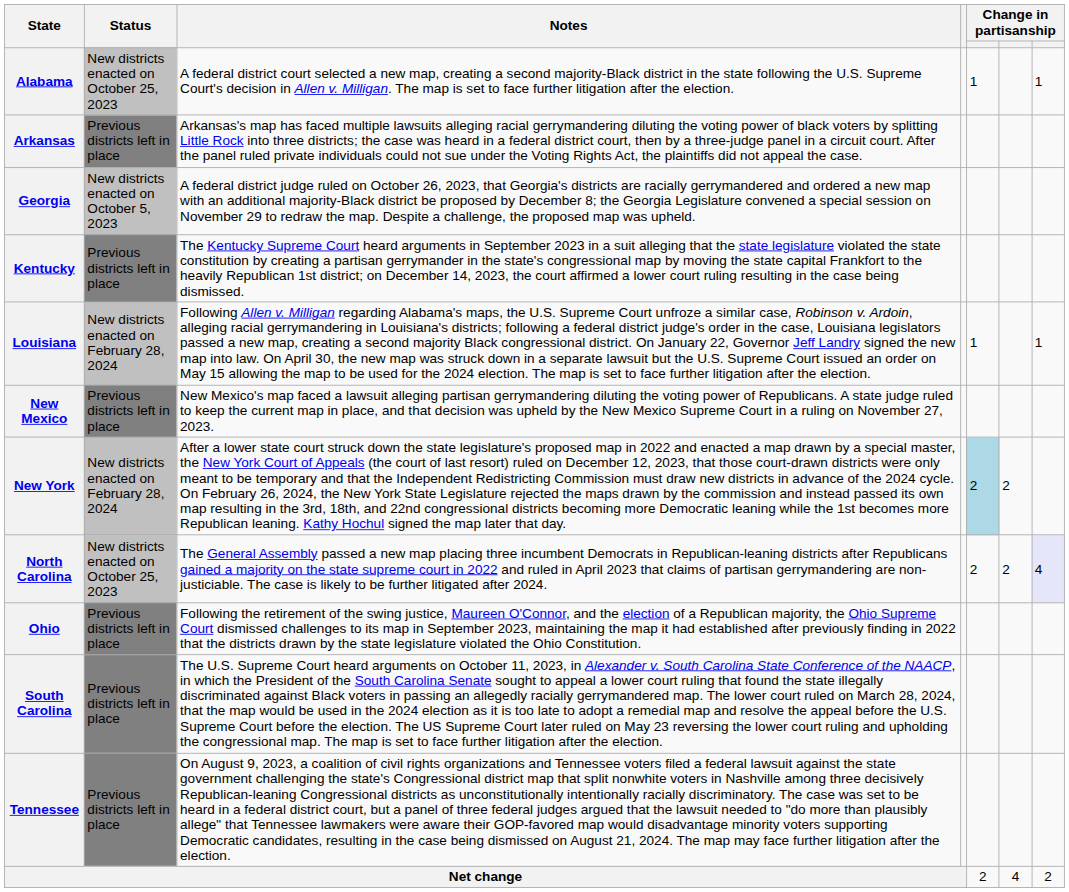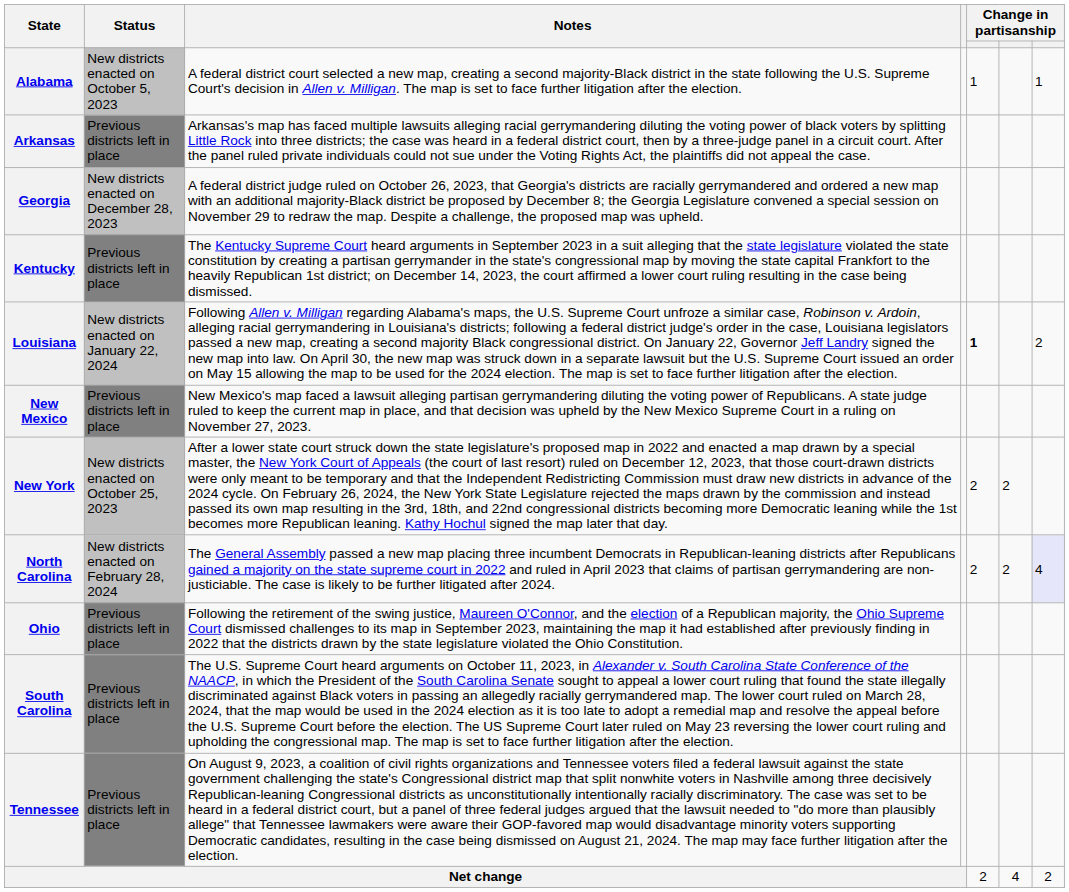(126, 81) New districts enacted on October 25, 2023 -> (126, 81) New districts enacted on October 5, 2023
(126, 201) New districts enacted on October 5, 2023 -> (130, 201) New districts enacted on December 28, 2023
(126, 343) New districts enacted on February 28, 2024 -> (126, 343) New districts enacted on January 22, 2024
(973, 343) normal -> (974, 343) bold
(1039, 343) 1 -> (1039, 343) 2
(126, 486) New districts enacted on February 28, 2024 -> (126, 486) New districts enacted on October 25, 2023
(973, 486) lightblue background -> (974, 486) no background
(126, 568) New districts enacted on October 25, 2023 -> (126, 568) New districts enacted on February 28, 2024
